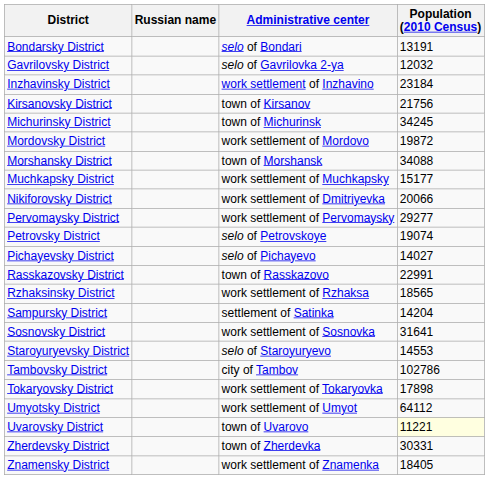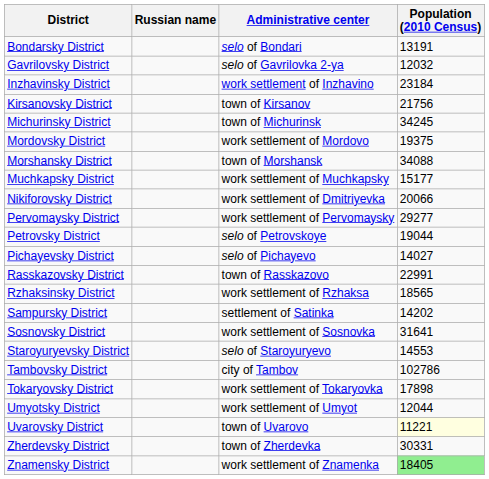(417, 141) 19872 -> (417, 141) 19375
(417, 236) 19074 -> (417, 236) 19044
(417, 312) 14204 -> (417, 312) 14202
(416, 408) 64112 -> (417, 408) 12044
(417, 465) no background -> (417, 465) lightgreen background
